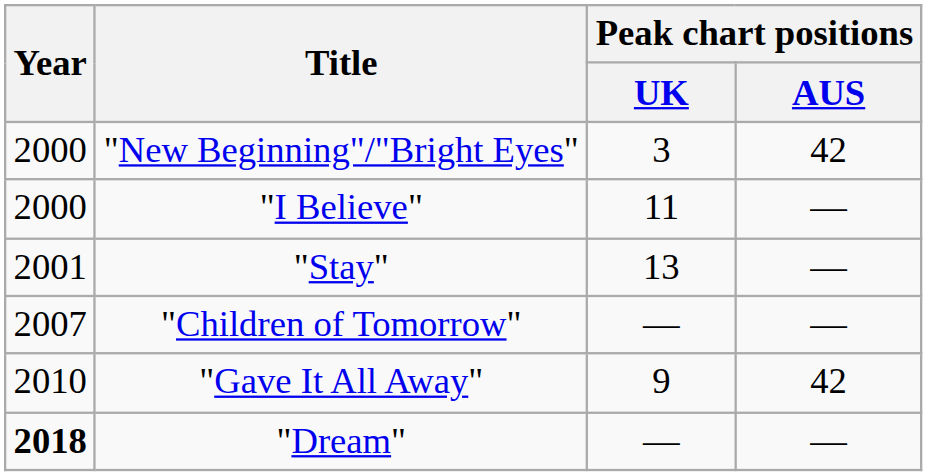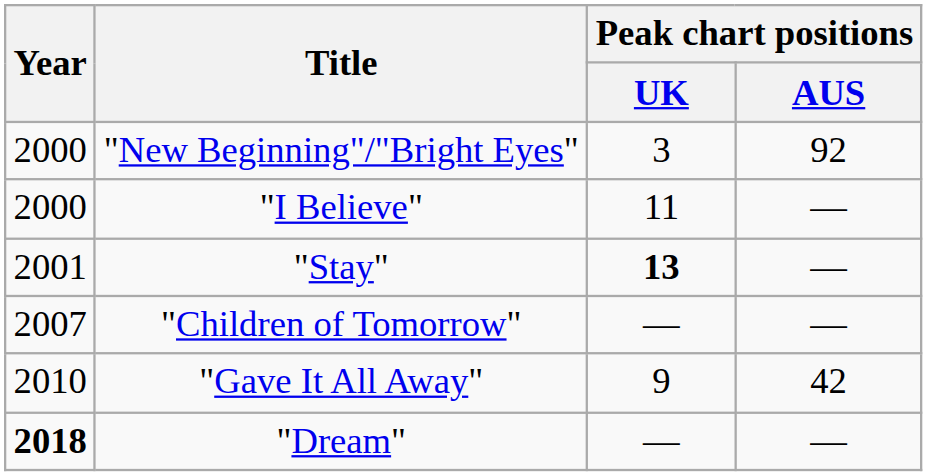(829, 149) 42 -> (829, 149) 92
(661, 265) normal -> (661, 265) bold
